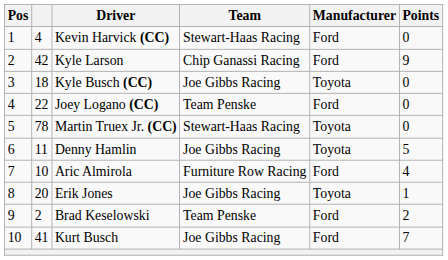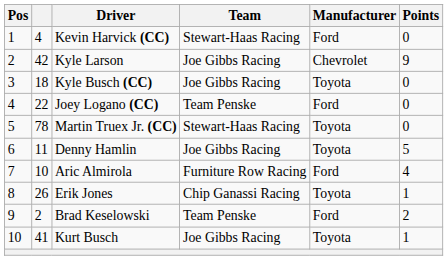(241, 59) Chip Ganassi Racing -> (232, 59) Joe Gibbs Racing
(326, 59) Ford -> (340, 59) Chevrolet
(42, 193) 20 -> (42, 193) 26
(232, 193) Joe Gibbs Racing -> (241, 193) Chip Ganassi Racing
(326, 237) Ford -> (332, 237) Toyota
(406, 237) 7 -> (406, 237) 1
